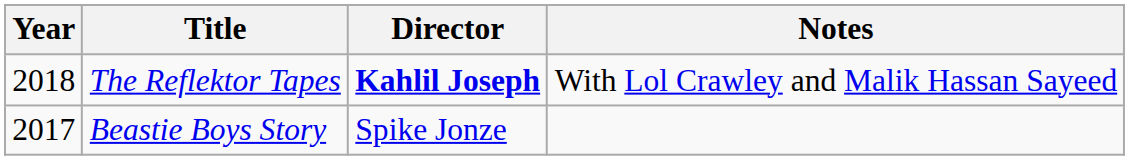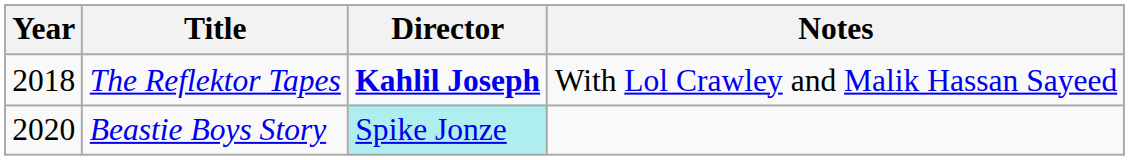(44, 129) 2017 -> (44, 129) 2020
(431, 129) no background -> (431, 129) paleturquoise background
